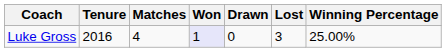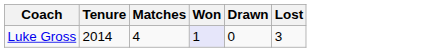- column: (374, 15)
(97, 36) 2016 -> (97, 36) 2014
